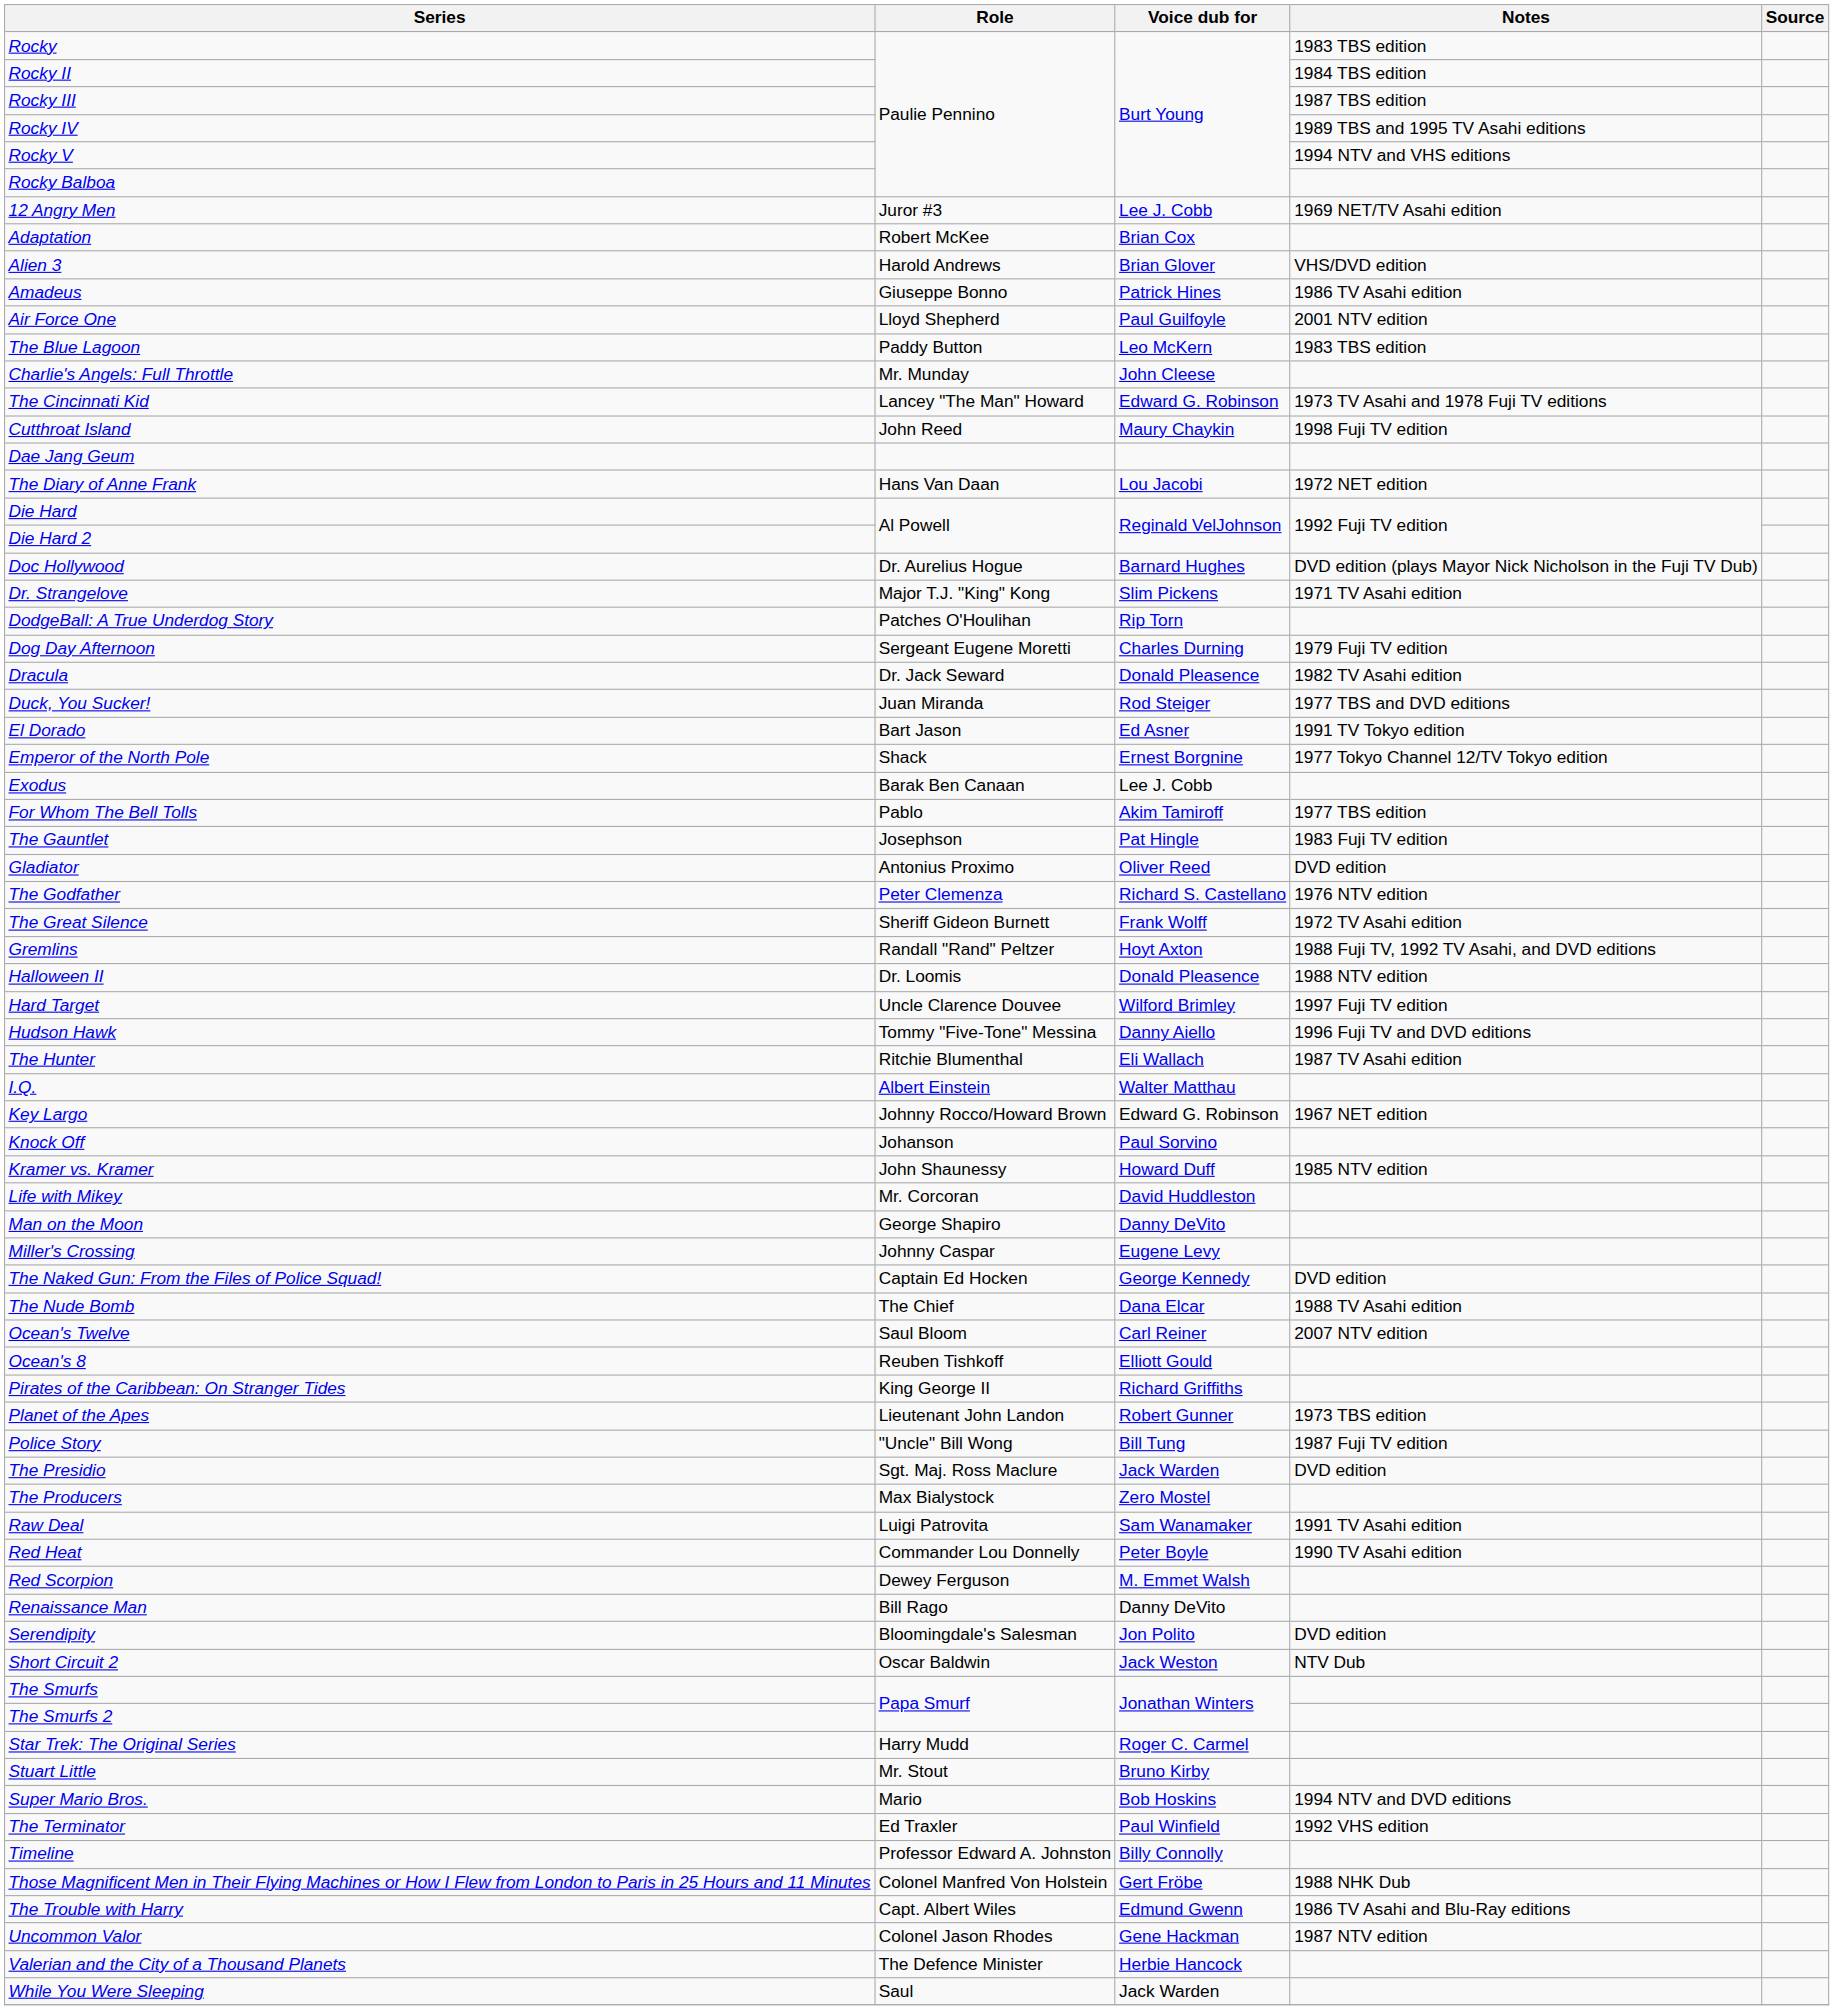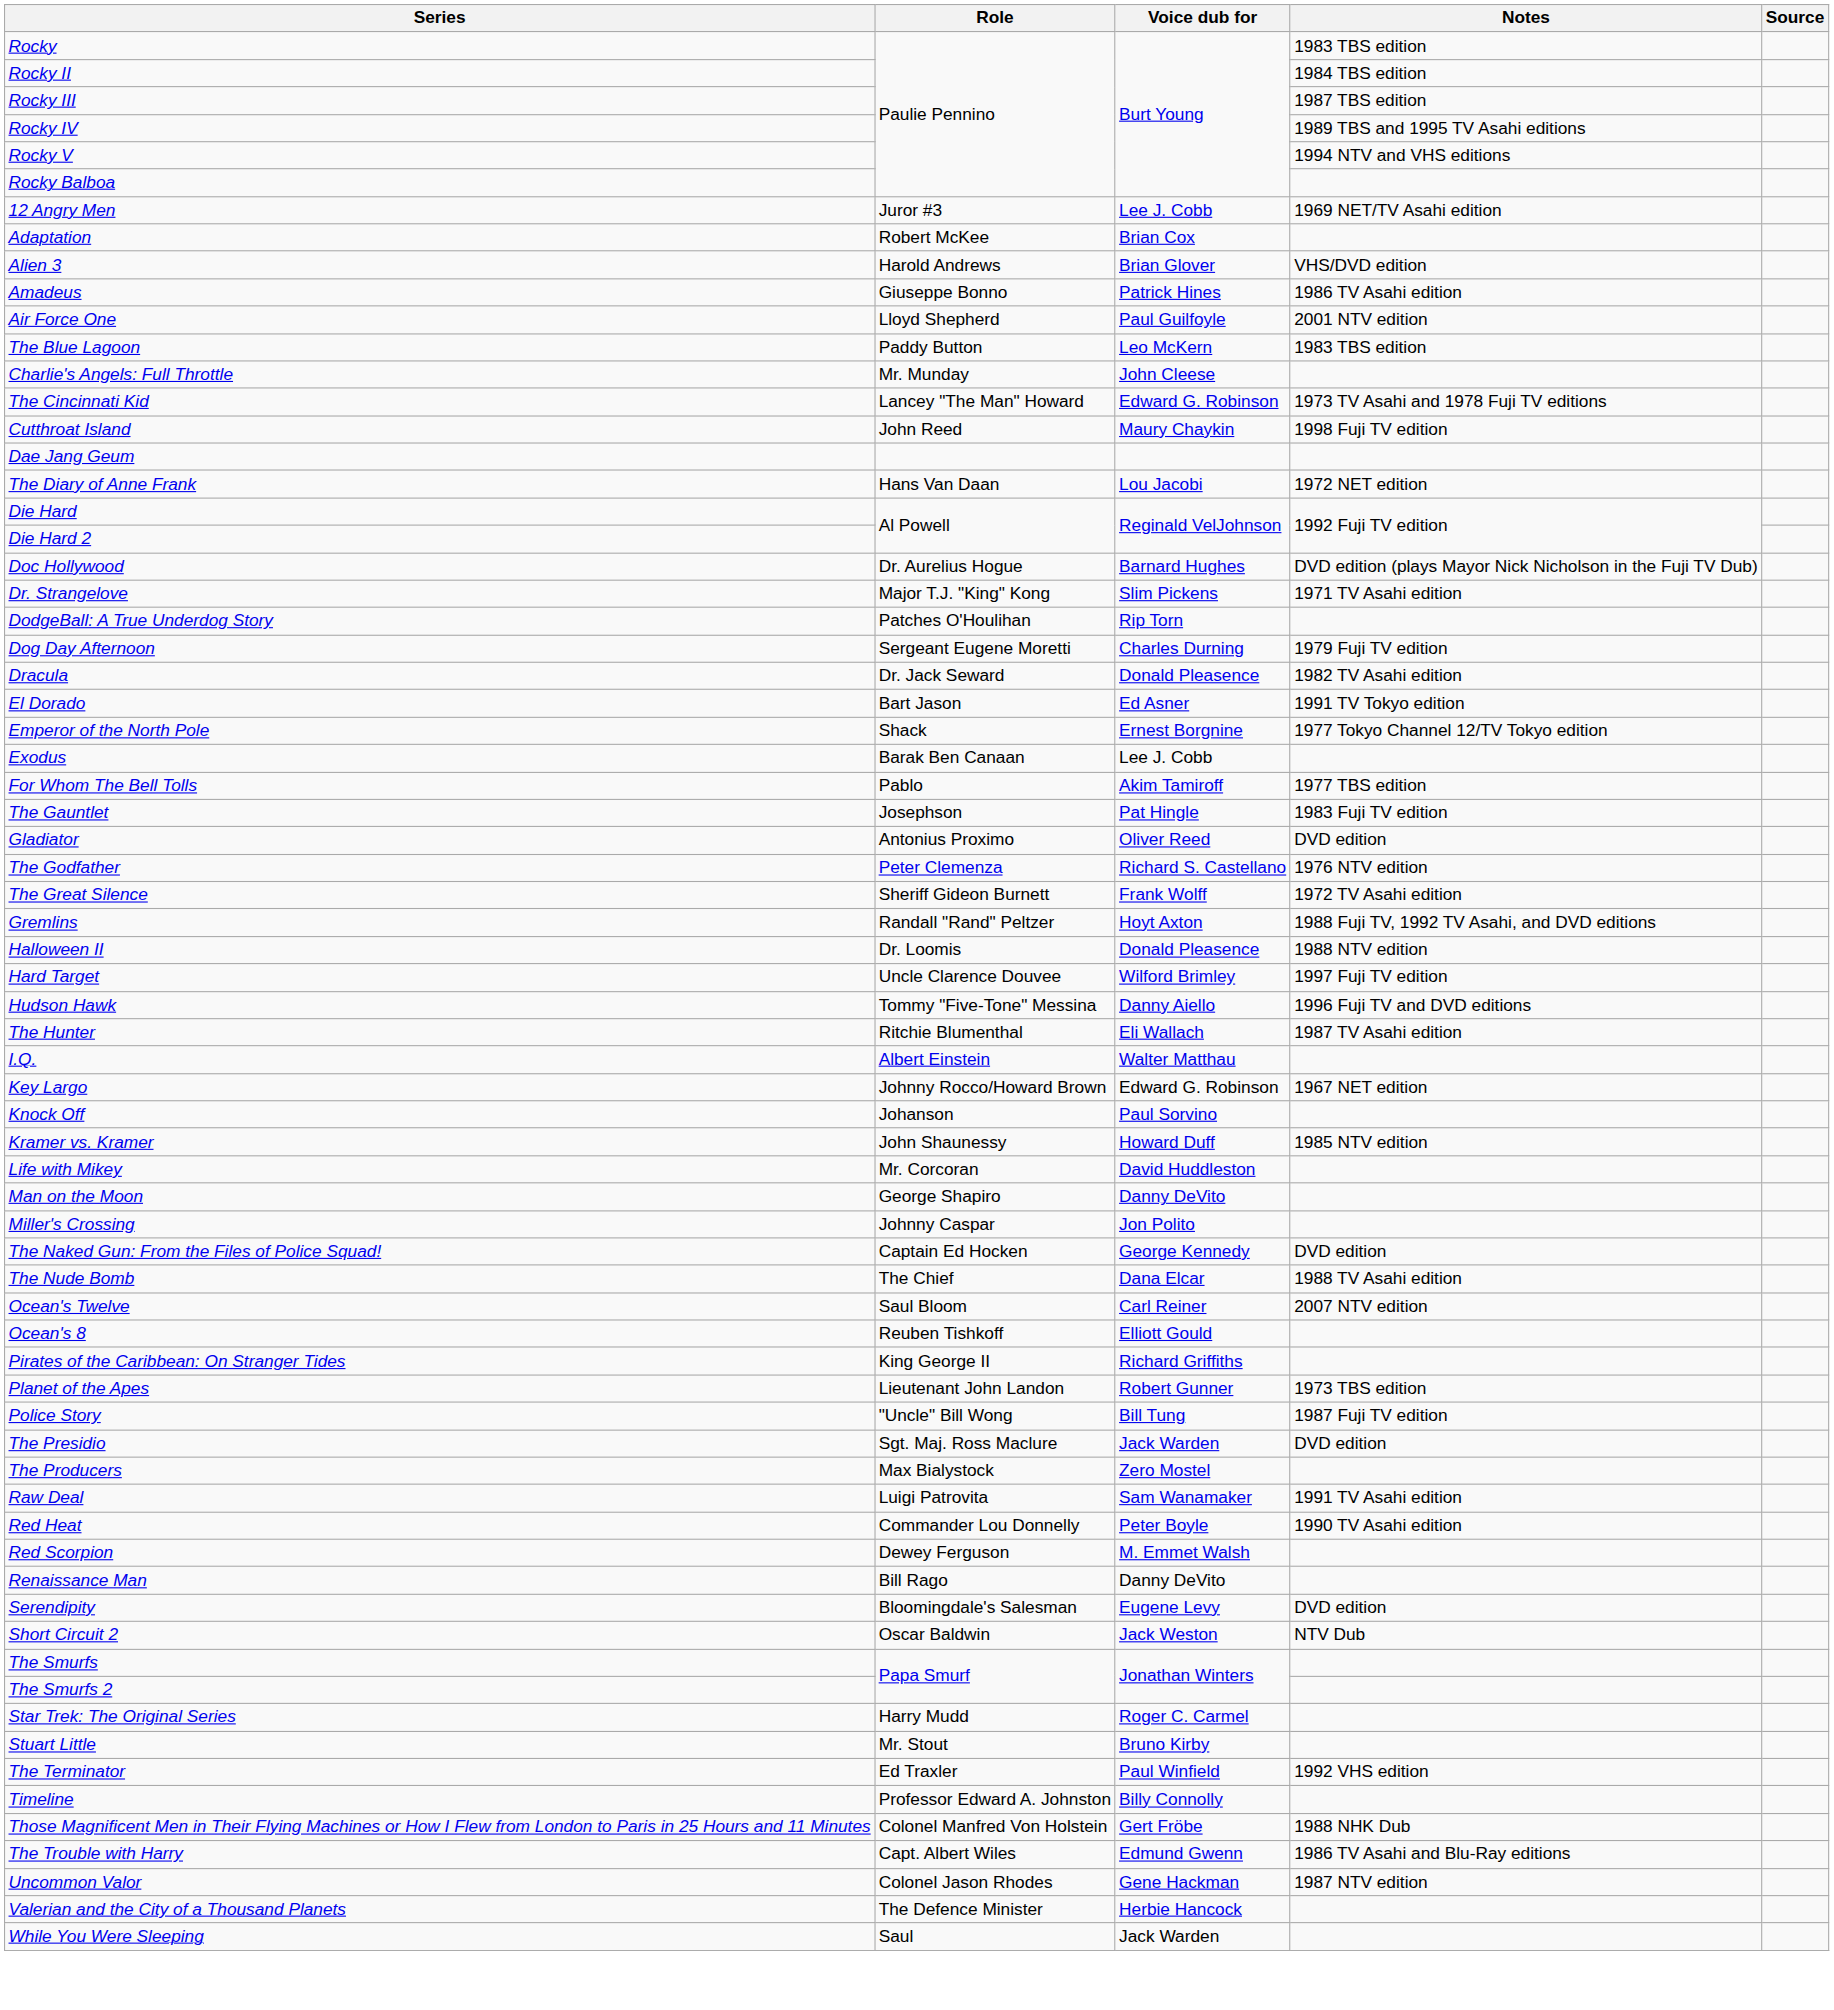- row: (79, 703)
(1170, 1251) Eugene Levy -> (1157, 1224) Jon Polito
(1157, 1635) Jon Polito -> (1170, 1607) Eugene Levy
- row: (78, 1799)
